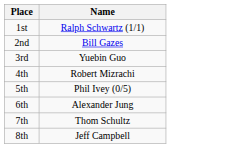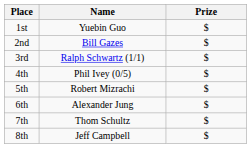+ column: (206, 12)
(103, 27) Ralph Schwartz (1/1) -> (103, 27) Yuebin Guo
(103, 58) Yuebin Guo -> (103, 58) Ralph Schwartz (1/1)
(103, 74) Robert Mizrachi -> (103, 74) Phil Ivey (0/5)
(103, 89) Phil Ivey (0/5) -> (103, 89) Robert Mizrachi
